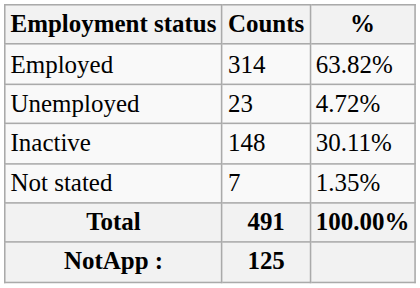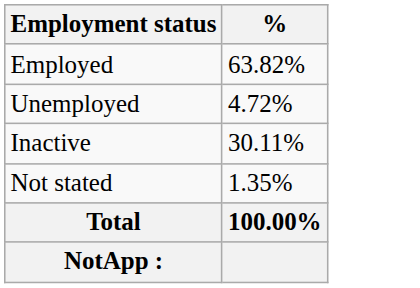- column: (266, 24)
